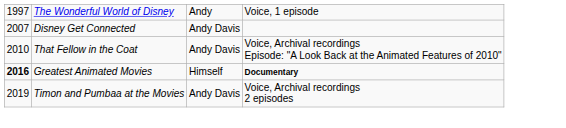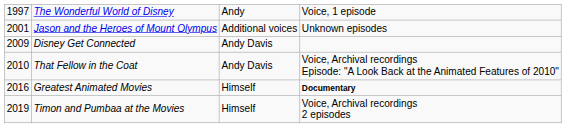+ row: (125, 28)
(18, 28) 2007 -> (18, 44) 2009
(18, 71) bold -> (18, 87) normal
(214, 93) Andy Davis -> (238, 109) Himself
